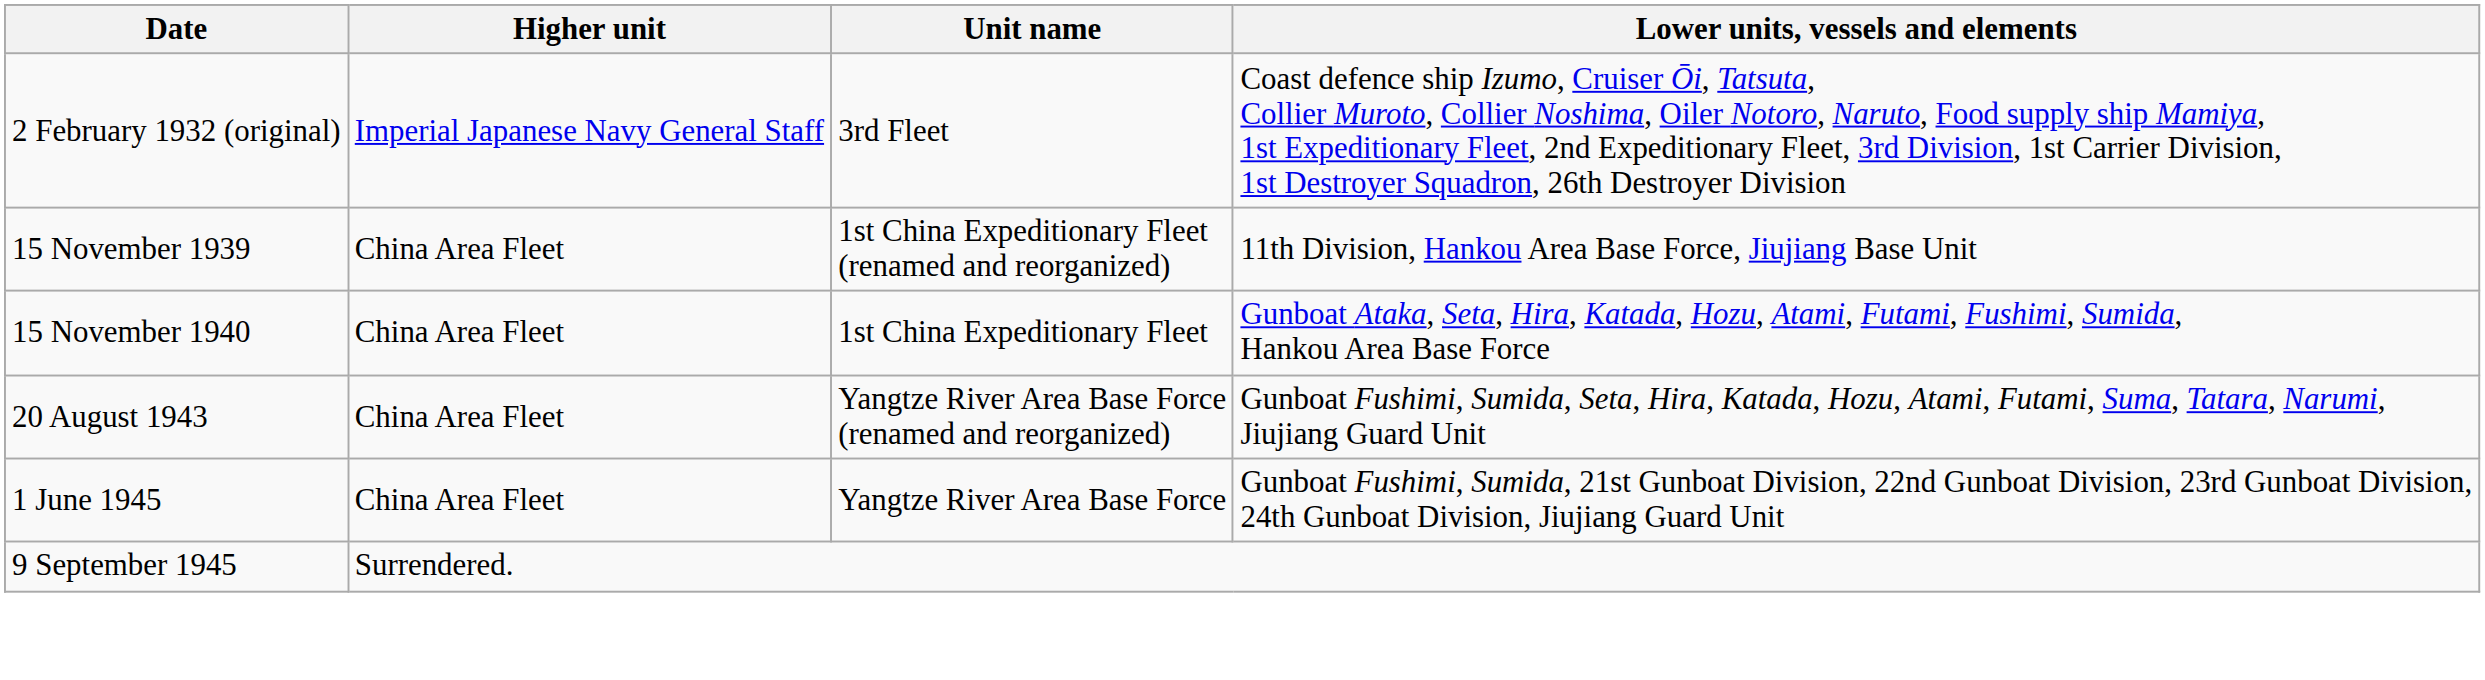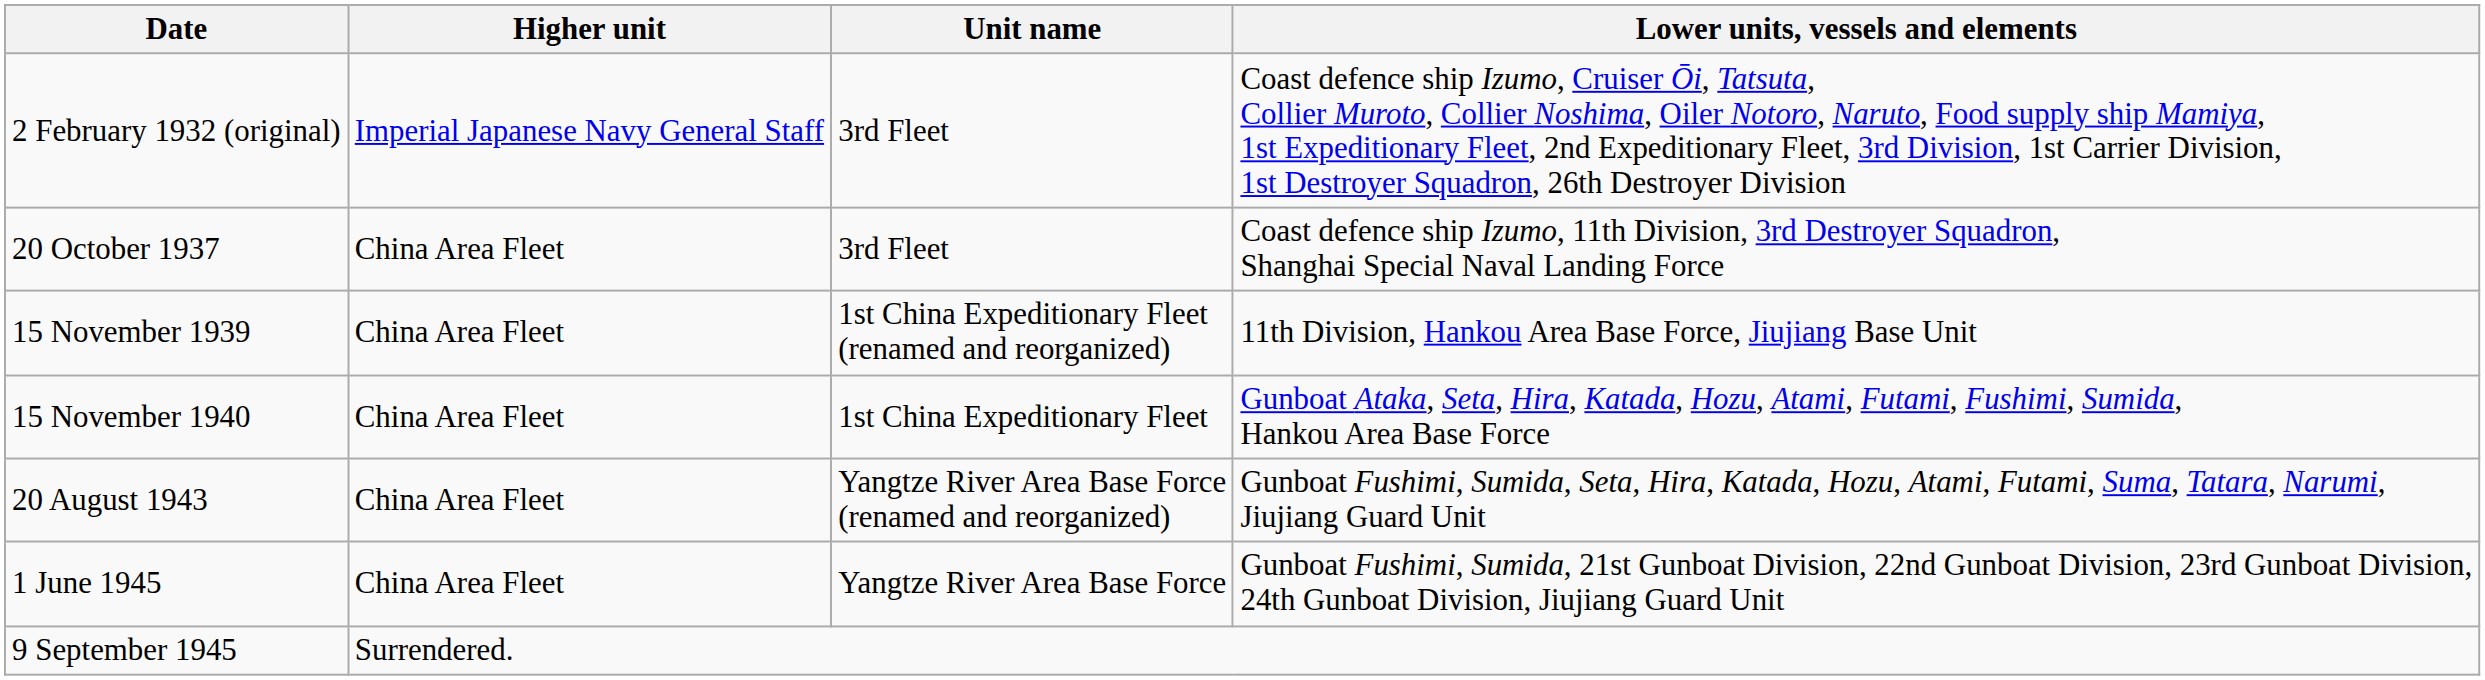+ row: (116, 248)
